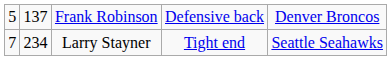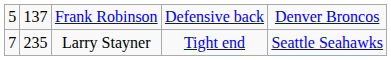(36, 42) 234 -> (36, 42) 235
